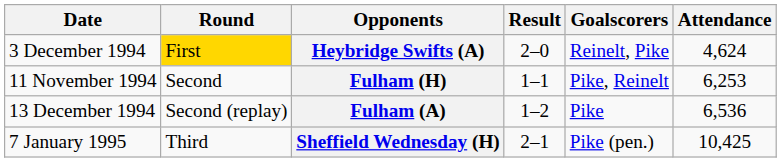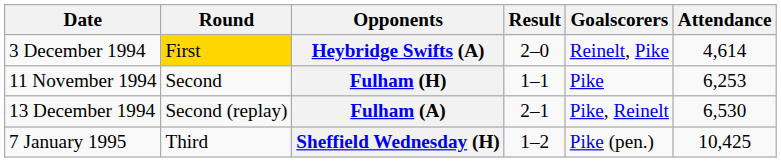(725, 50) 4,624 -> (725, 50) 4,614
(619, 80) Pike, Reinelt -> (587, 80) Pike
(535, 111) 1–2 -> (535, 111) 2–1
(587, 111) Pike -> (619, 111) Pike, Reinelt
(725, 111) 6,536 -> (725, 111) 6,530
(535, 141) 2–1 -> (535, 141) 1–2
